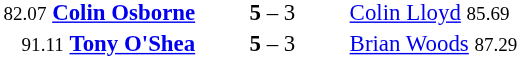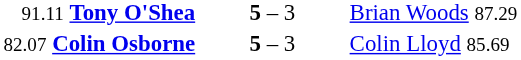rows swapped: (108, 44) <-> (99, 12)
